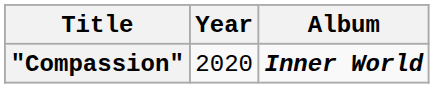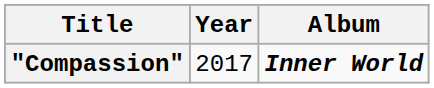(224, 64) 2020 -> (224, 64) 2017
